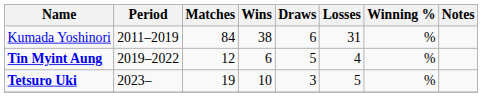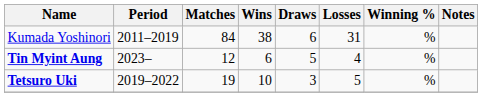(148, 59) 2019–2022 -> (134, 59) 2023–
(134, 80) 2023– -> (148, 80) 2019–2022
